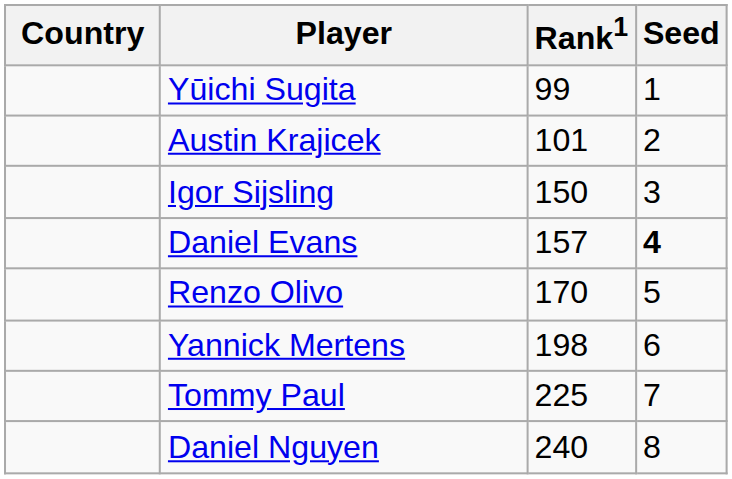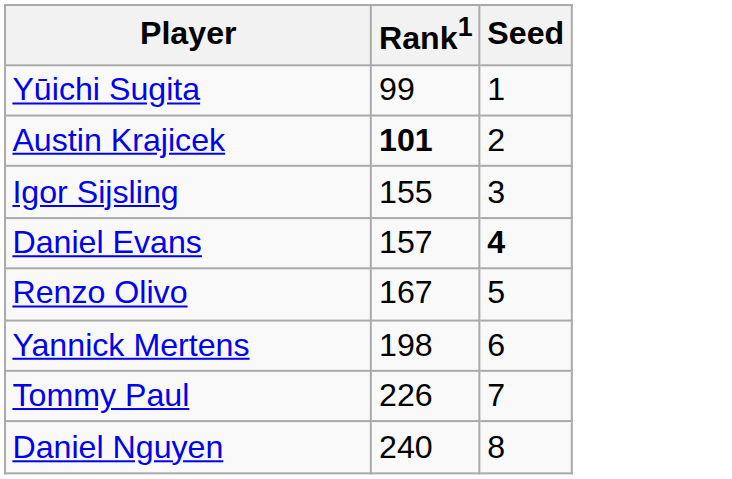- column: (83, 34)
(561, 140) normal -> (406, 140) bold
(561, 191) 150 -> (406, 191) 155
(561, 293) 170 -> (406, 293) 167
(561, 395) 225 -> (406, 395) 226
